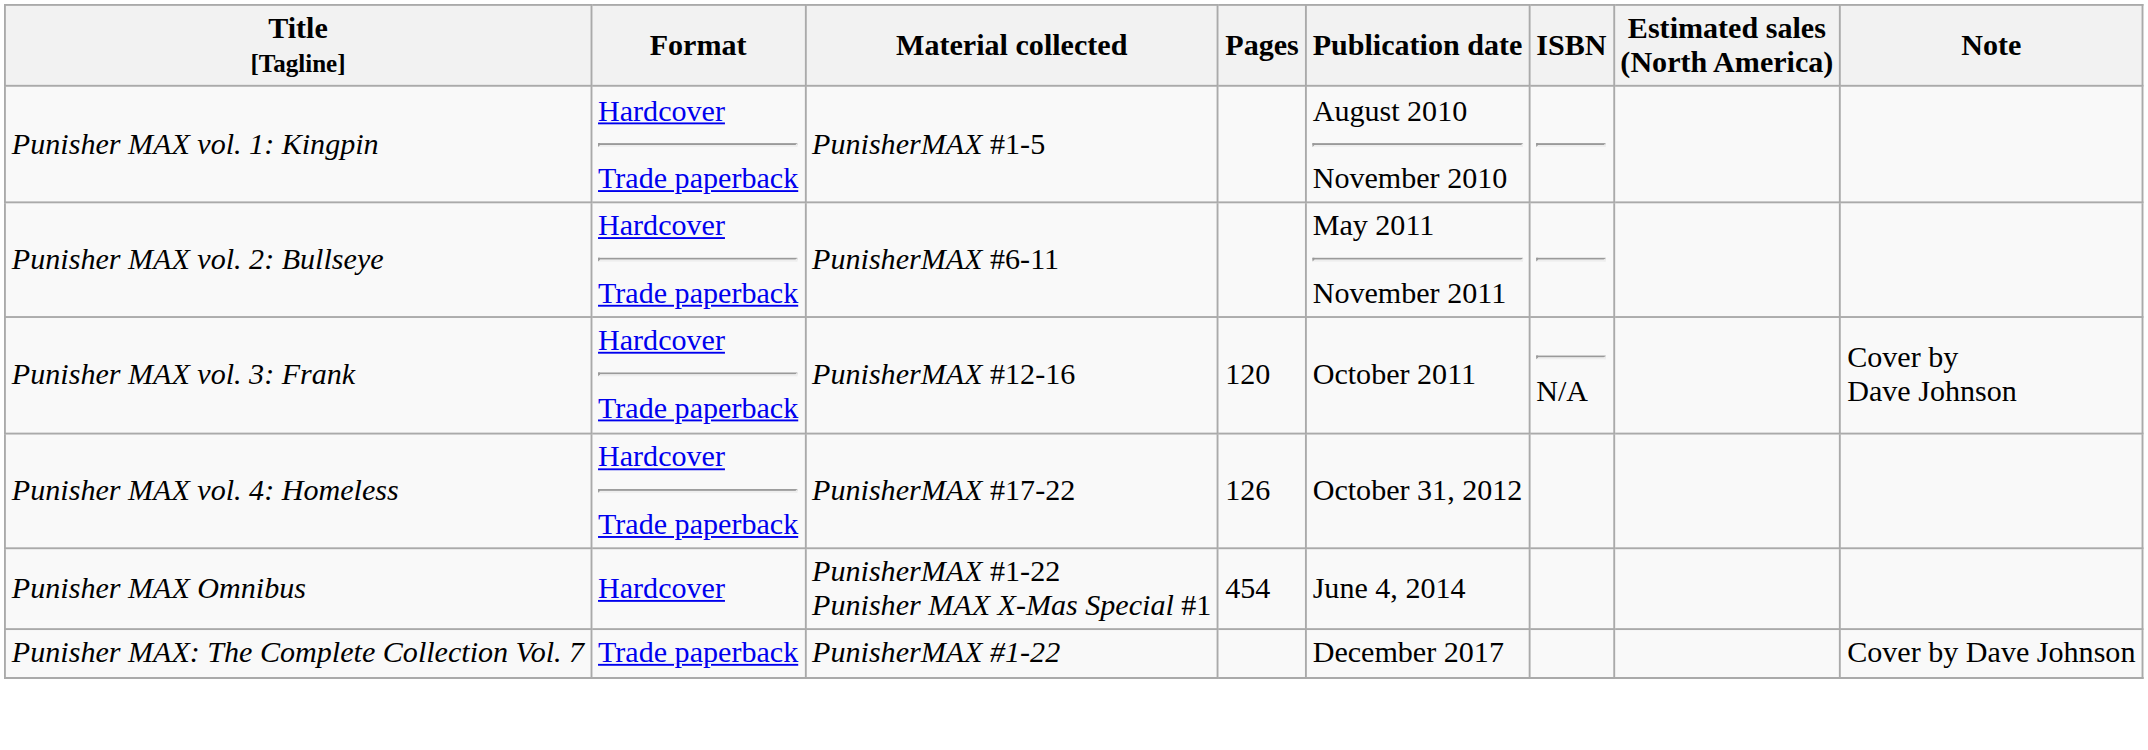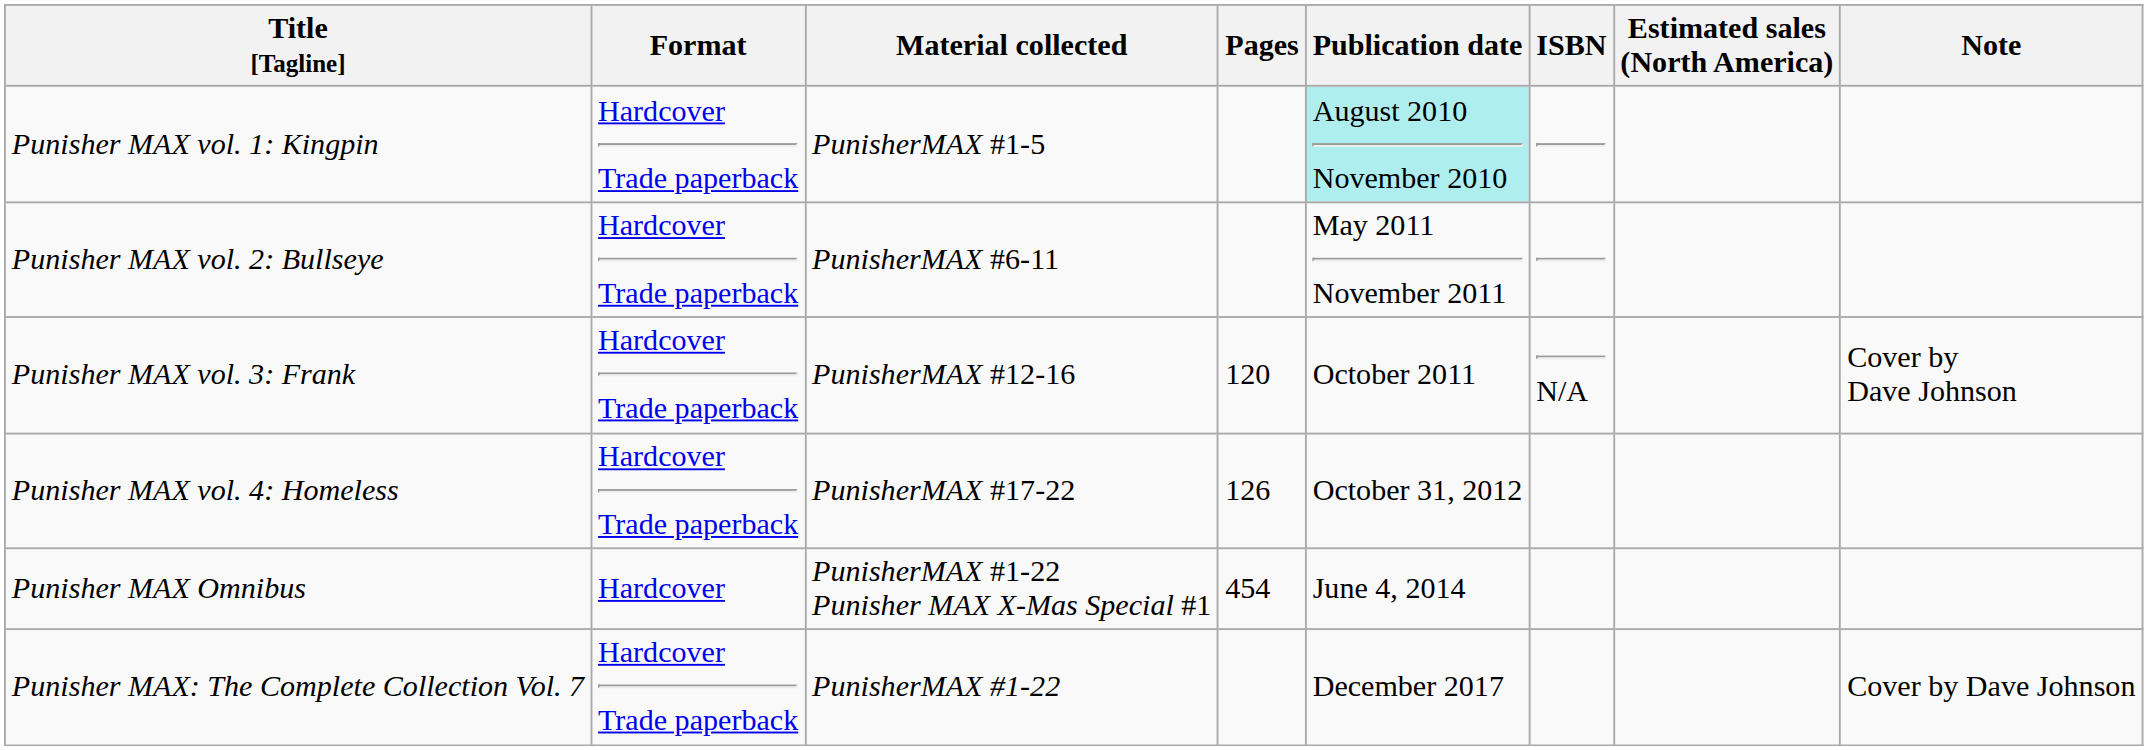(1418, 143) no background -> (1418, 143) paleturquoise background
(698, 652) Trade paperback -> (698, 686) Hardcover Trade paperback
